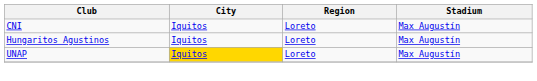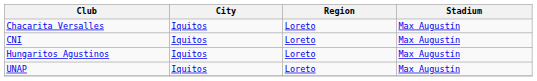+ row: (55, 26)
(189, 54) gold background -> (189, 69) no background
